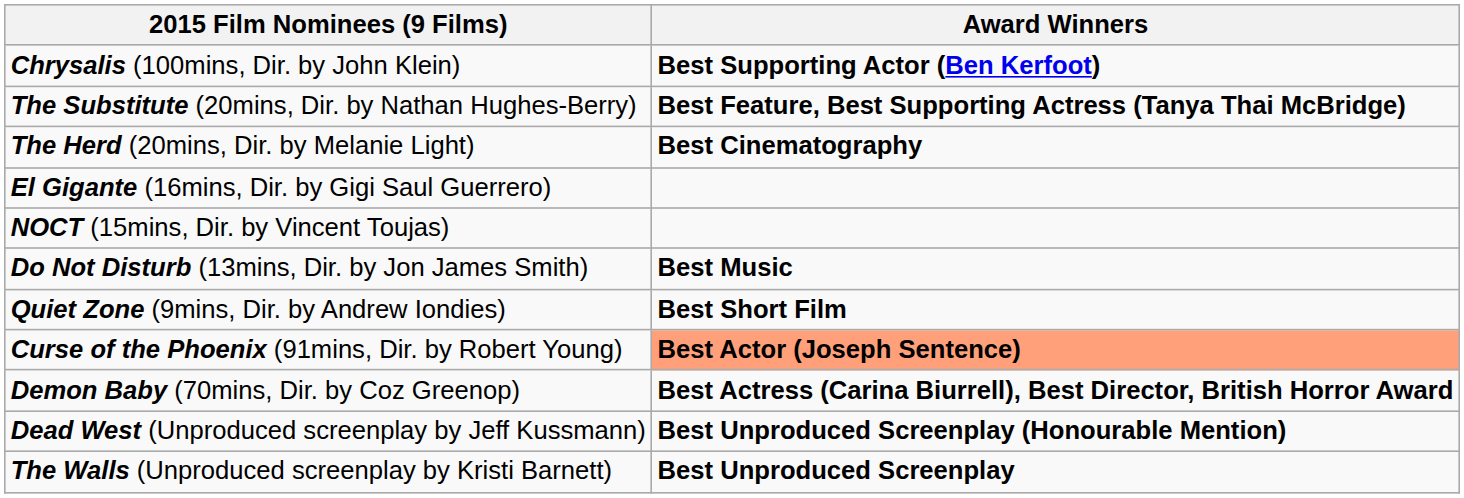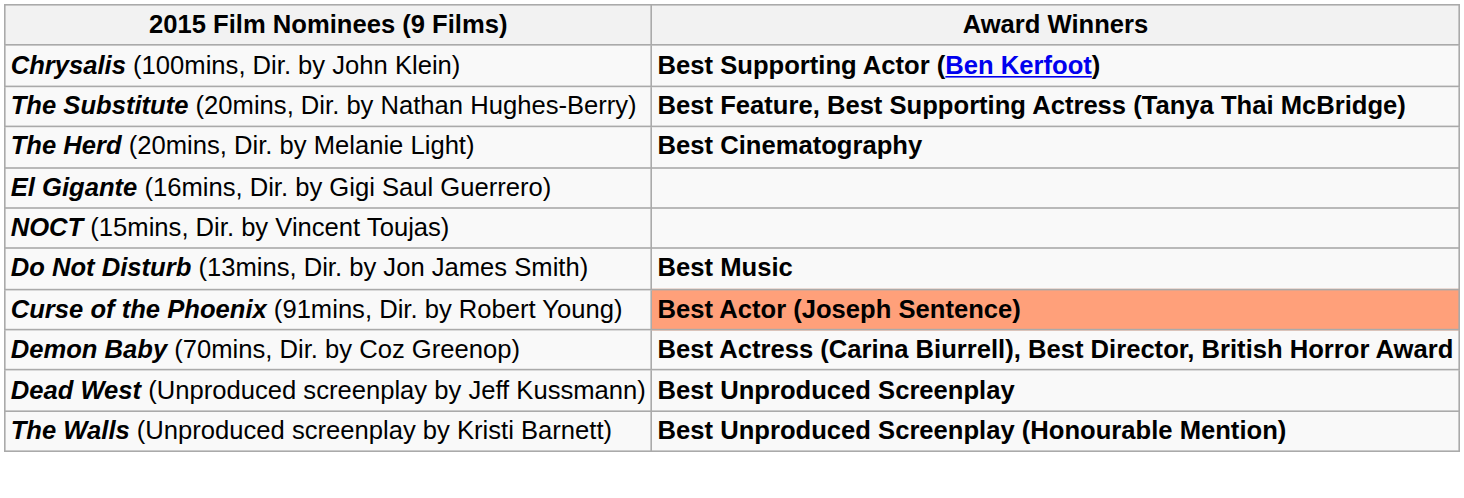- row: (258, 308)
(972, 430) Best Unproduced Screenplay (Honourable Mention) -> (836, 390) Best Unproduced Screenplay
(836, 471) Best Unproduced Screenplay -> (972, 430) Best Unproduced Screenplay (Honourable Mention)
